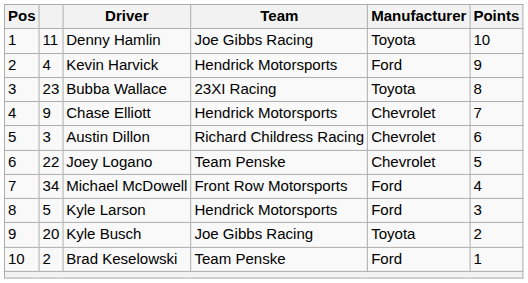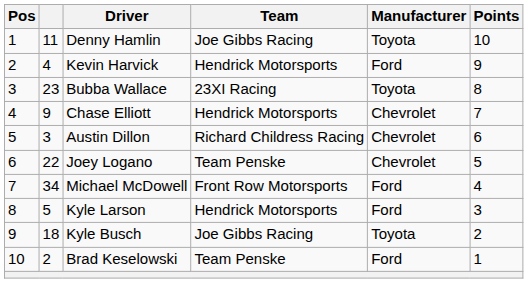(51, 234) 20 -> (51, 234) 18
